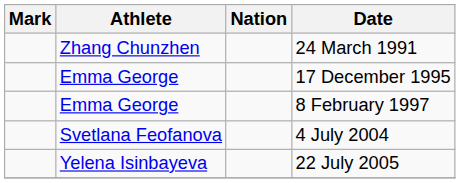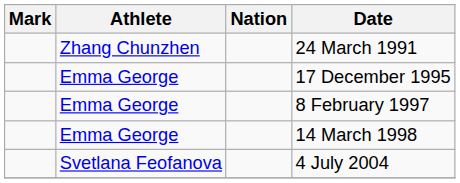+ row: (356, 134)
- row: (347, 163)
